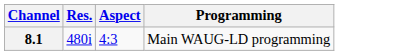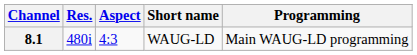+ column: (183, 15)
